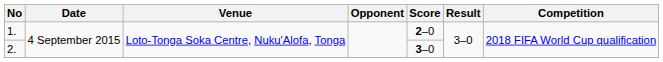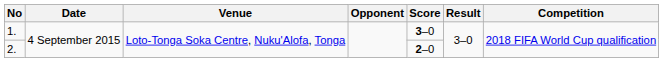(425, 31) 2–0 -> (425, 31) 3–0
(425, 48) 3–0 -> (425, 48) 2–0
